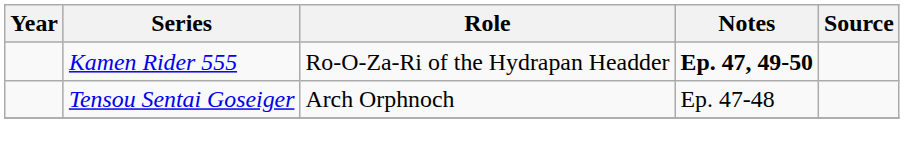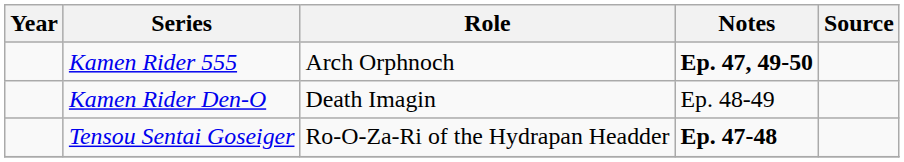(488, 61) Ro-O-Za-Ri of the Hydrapan Headder -> (380, 61) Arch Orphnoch
+ row: (168, 99)
(380, 99) Arch Orphnoch -> (488, 136) Ro-O-Za-Ri of the Hydrapan Headder
(728, 99) normal -> (729, 136) bold
